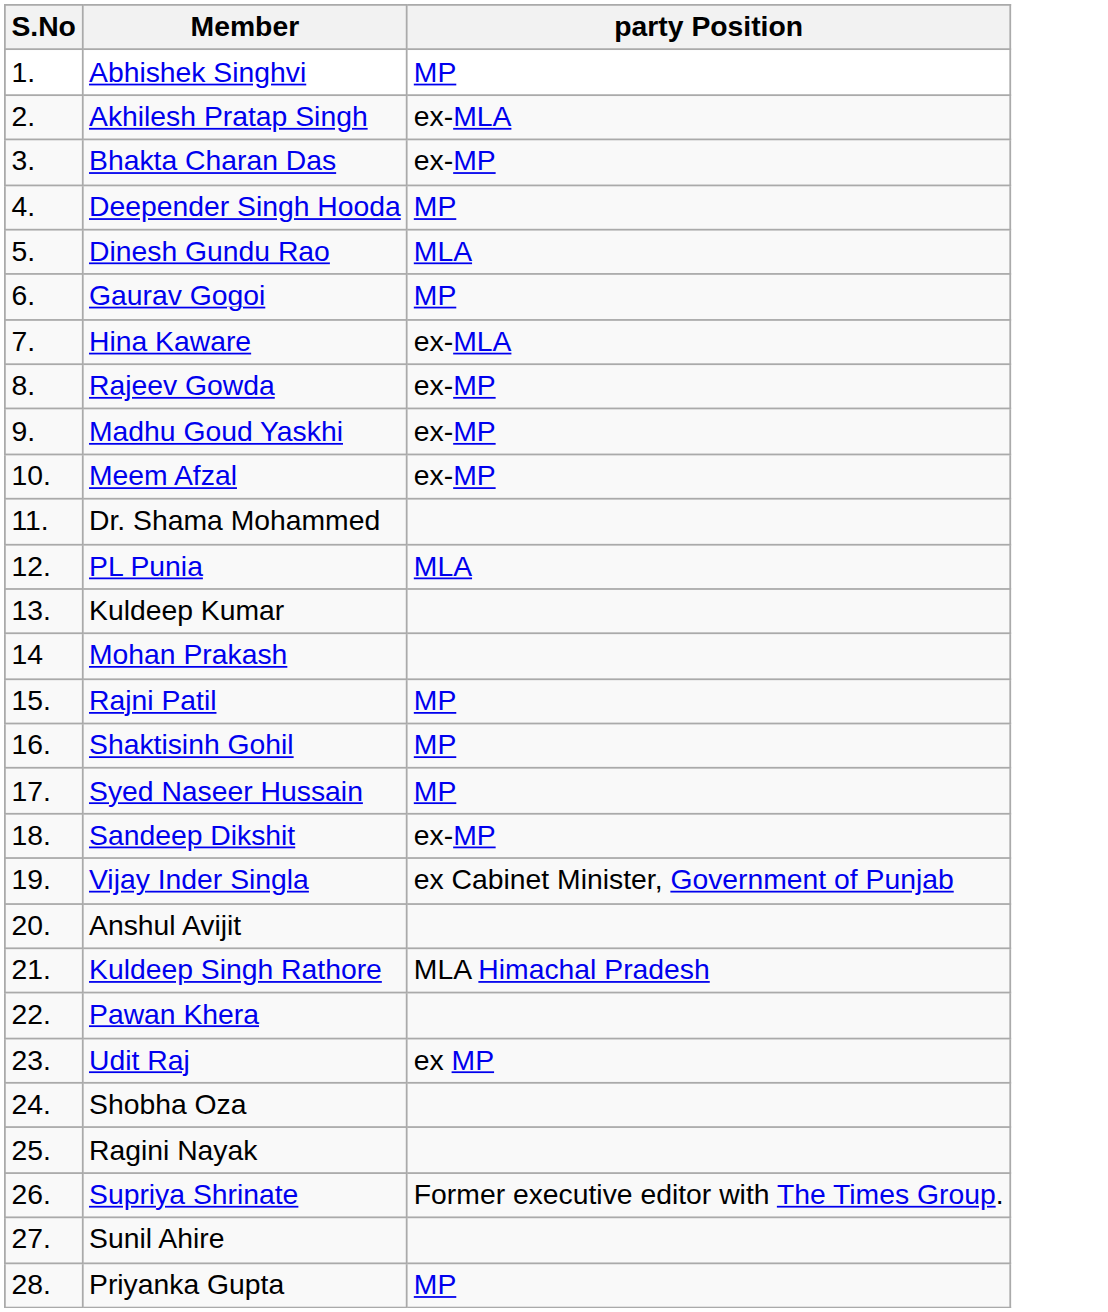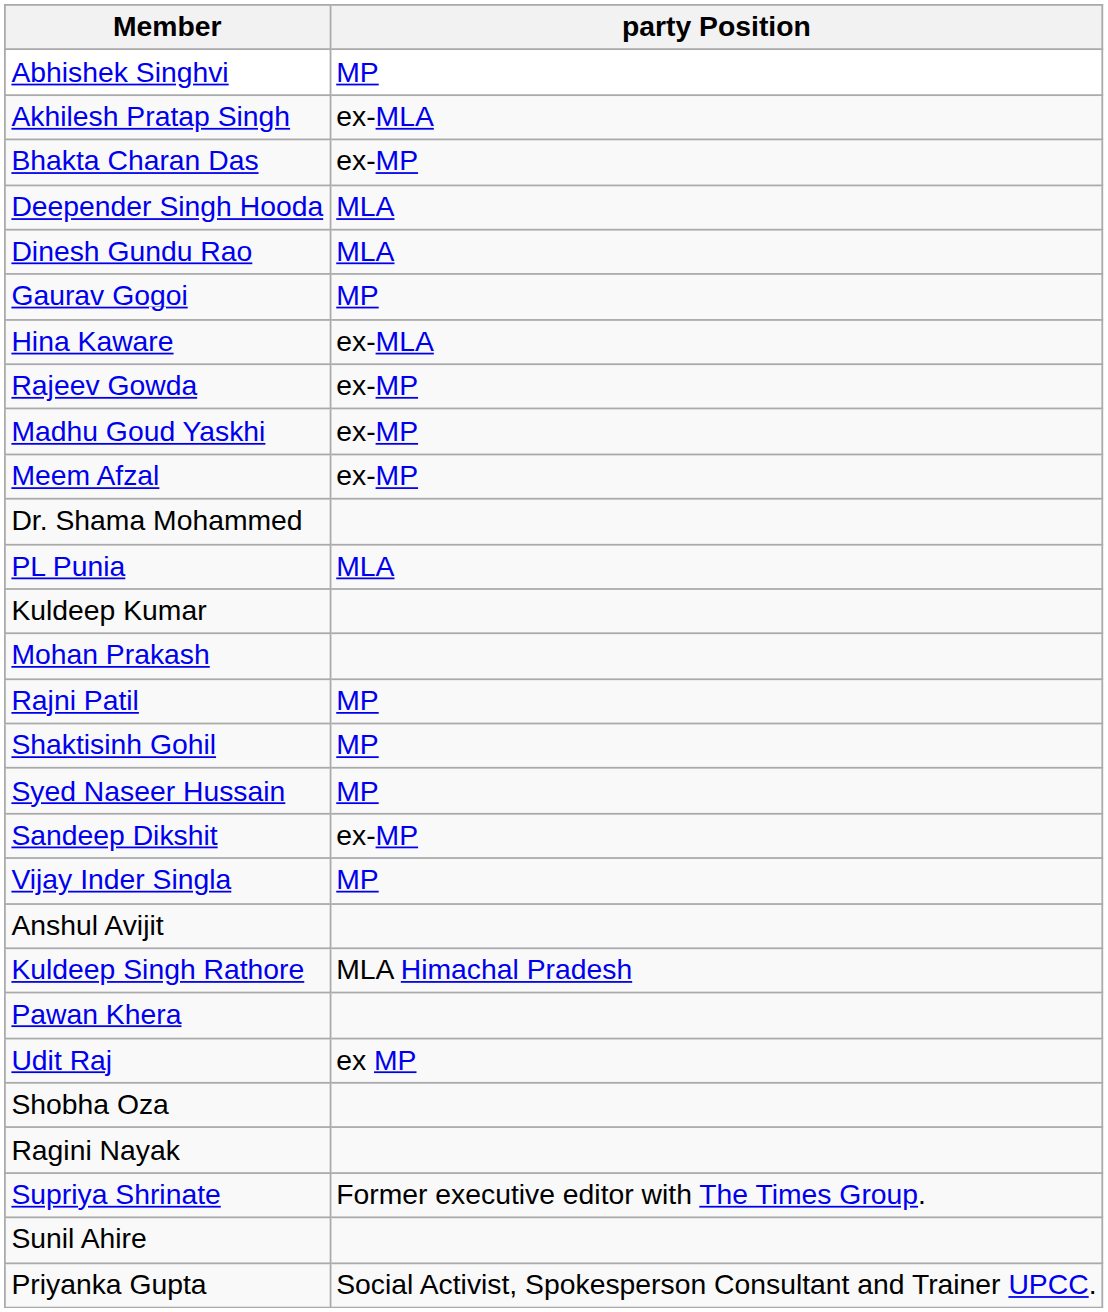- column: (44, 26)
(435, 206) MP -> (365, 206) MLA
(684, 880) ex Cabinet Minister, Government of Punjab -> (357, 880) MP
(435, 1284) MP -> (716, 1284) Social Activist, Spokesperson Consultant and Trainer UPCC.
